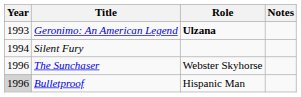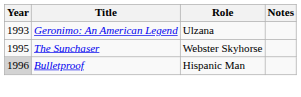(199, 30) bold -> (198, 30) normal
- row: (59, 48)
(18, 65) 1996 -> (18, 48) 1995
